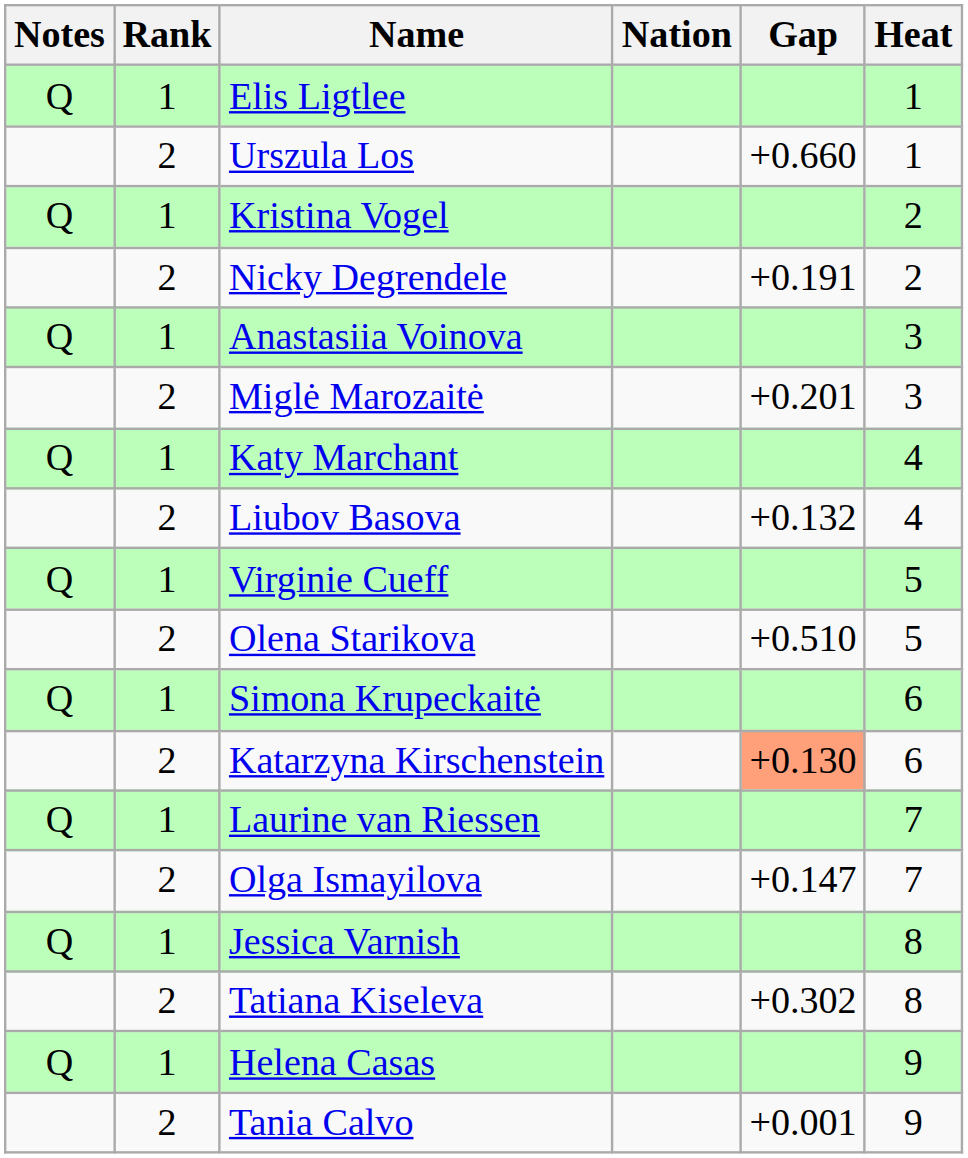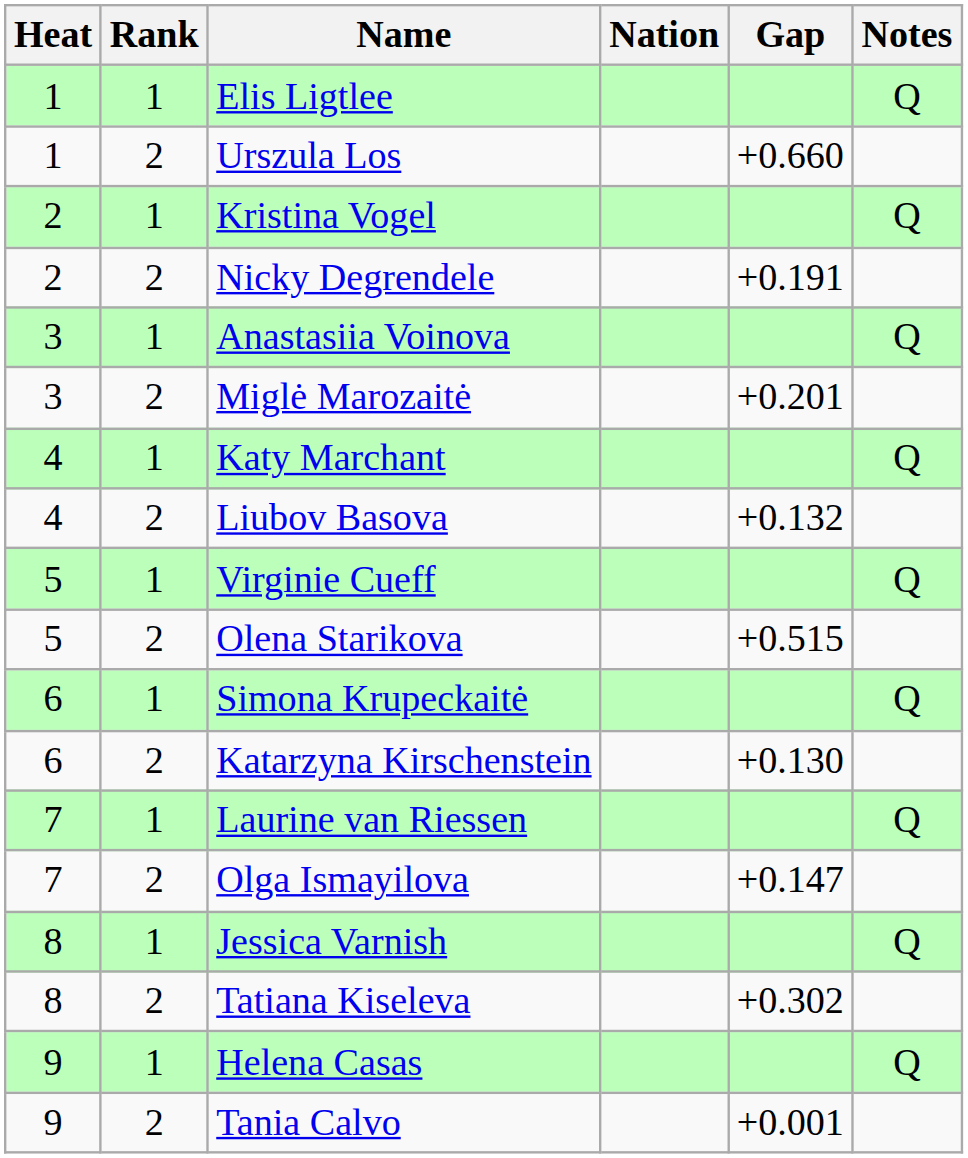columns swapped: (913, 34) <-> (59, 34)
(803, 638) +0.510 -> (790, 638) +0.515
(803, 759) lightsalmon background -> (790, 759) no background
